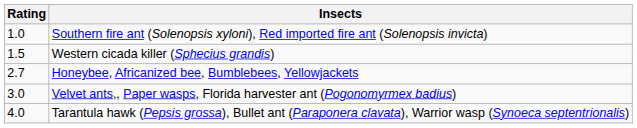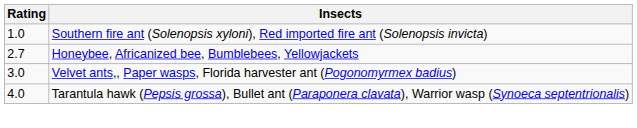- row: (163, 53)
